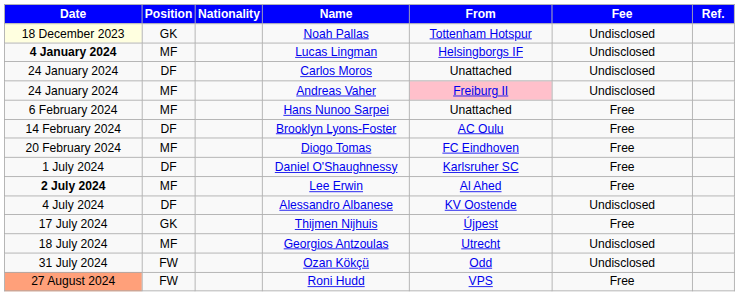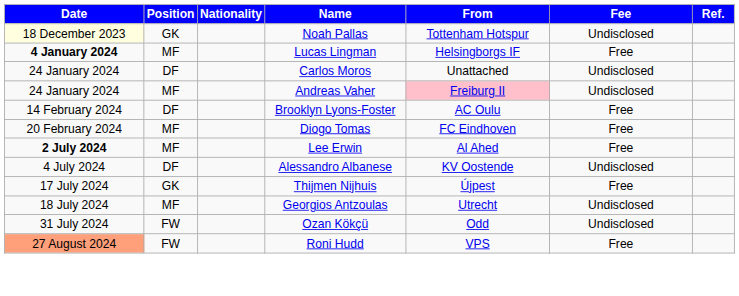(622, 53) Undisclosed -> (621, 53) Free
- row: (336, 110)
- row: (336, 167)
